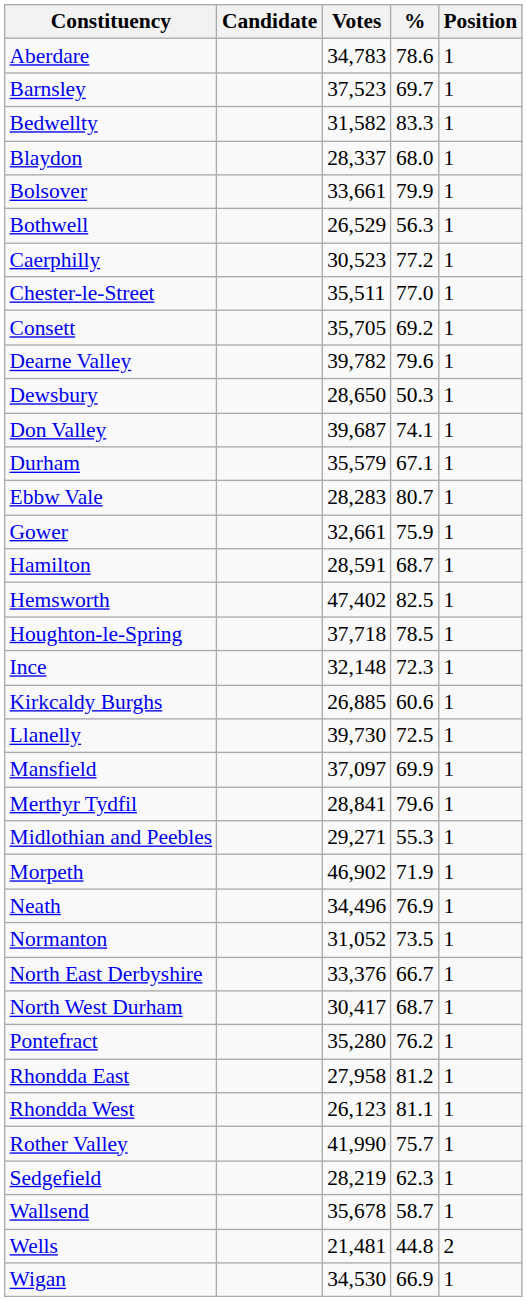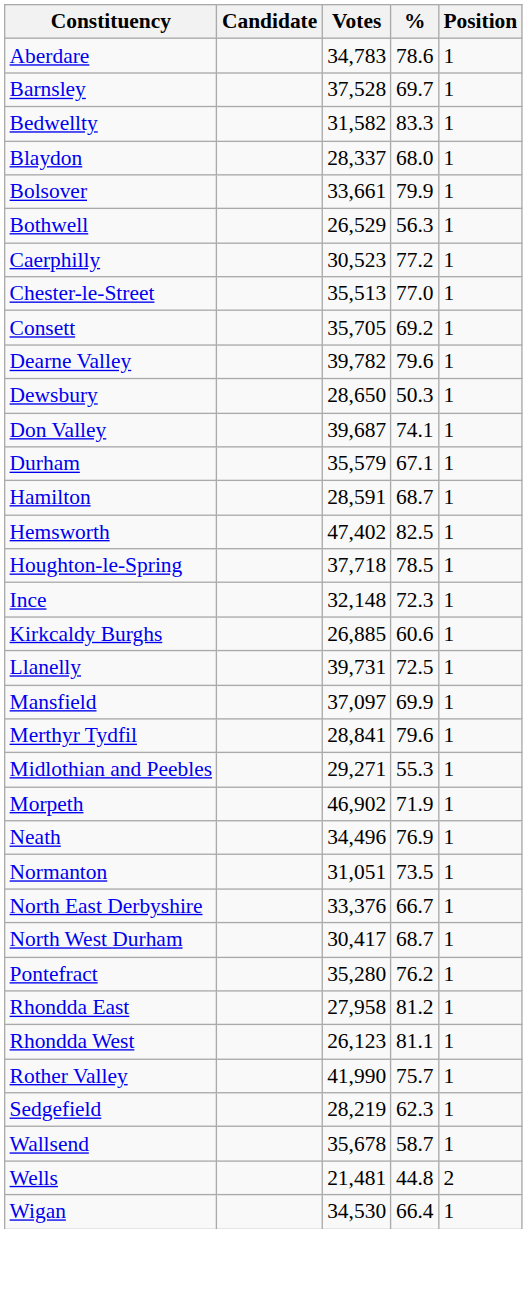(357, 89) 37,523 -> (357, 89) 37,528
(356, 293) 35,511 -> (357, 293) 35,513
- row: (56, 497)
- row: (39, 531)
(357, 735) 39,730 -> (357, 667) 39,731
(357, 939) 31,052 -> (357, 871) 31,051
(415, 1279) 66.9 -> (415, 1211) 66.4
